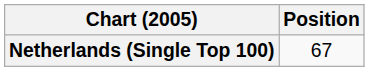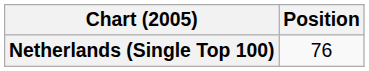(322, 50) 67 -> (322, 50) 76
